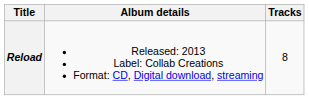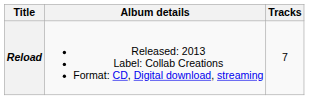(285, 58) 8 -> (285, 58) 7
